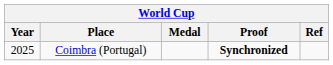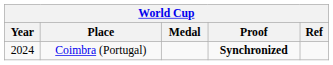(22, 50) 2025 -> (22, 50) 2024
